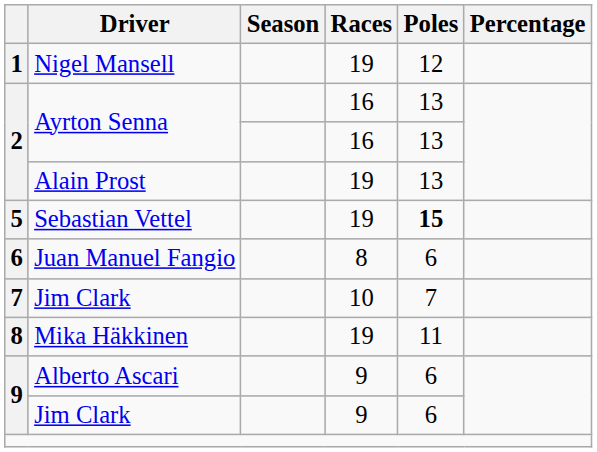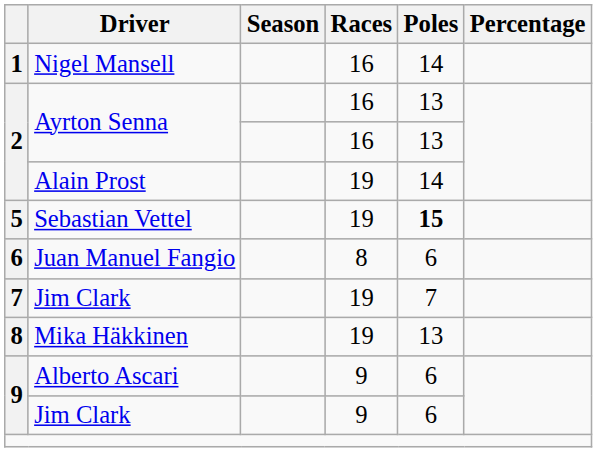(361, 63) 19 -> (361, 63) 16
(431, 63) 12 -> (431, 63) 14
(431, 180) 13 -> (431, 180) 14
(361, 297) 10 -> (361, 297) 19
(431, 336) 11 -> (431, 336) 13
